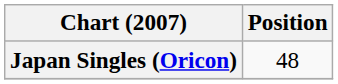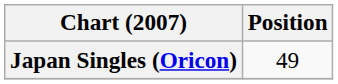(288, 59) 48 -> (288, 59) 49
